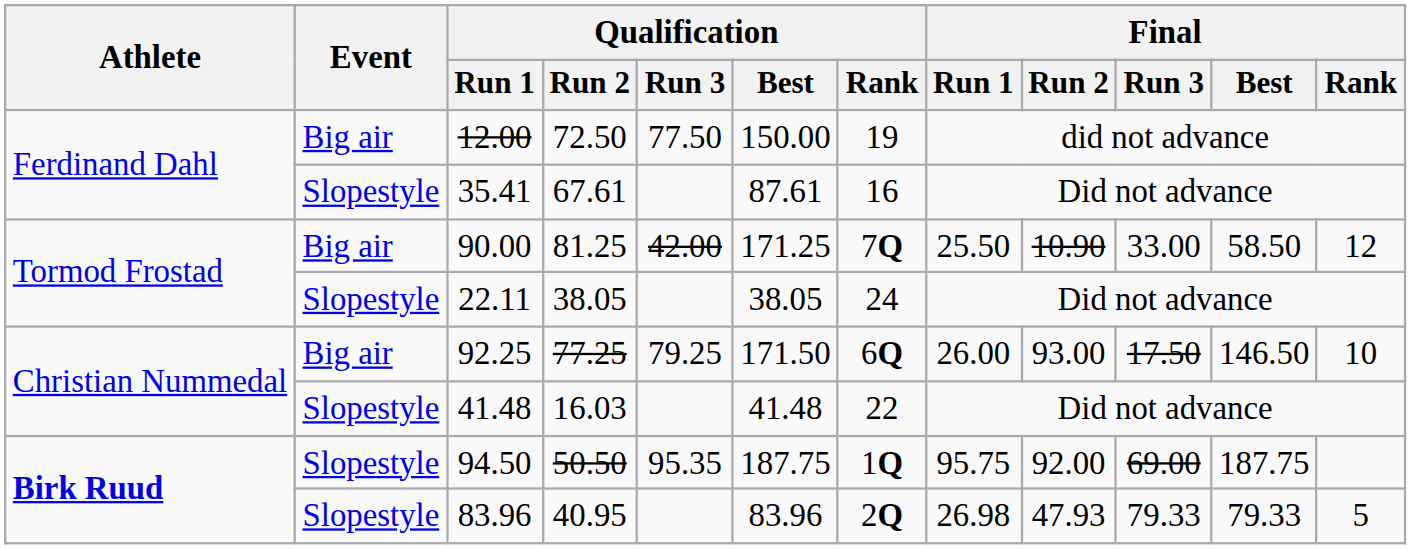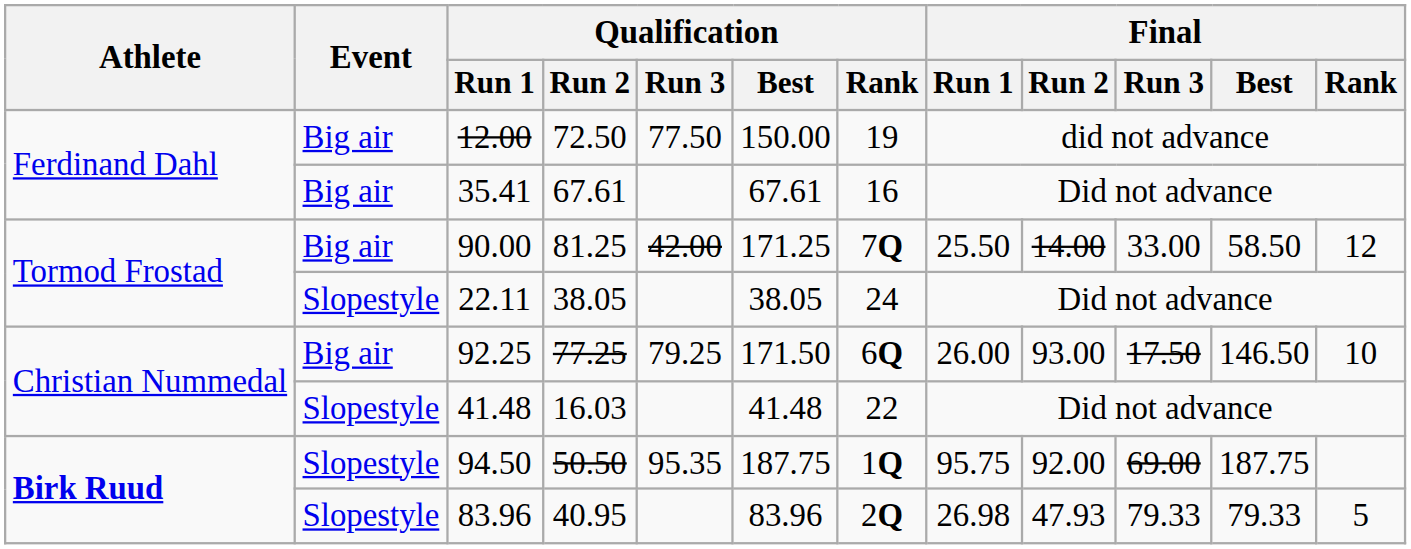(371, 191) Slopestyle -> (348, 191) Big air
(785, 191) 87.61 -> (785, 191) 67.61
(1069, 245) 10.90 -> (1069, 245) 14.00
